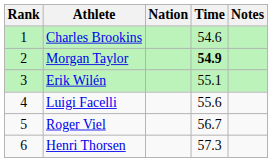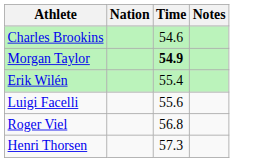- column: (24, 15)
(210, 80) 55.1 -> (171, 80) 55.4
(210, 124) 56.7 -> (171, 124) 56.8
